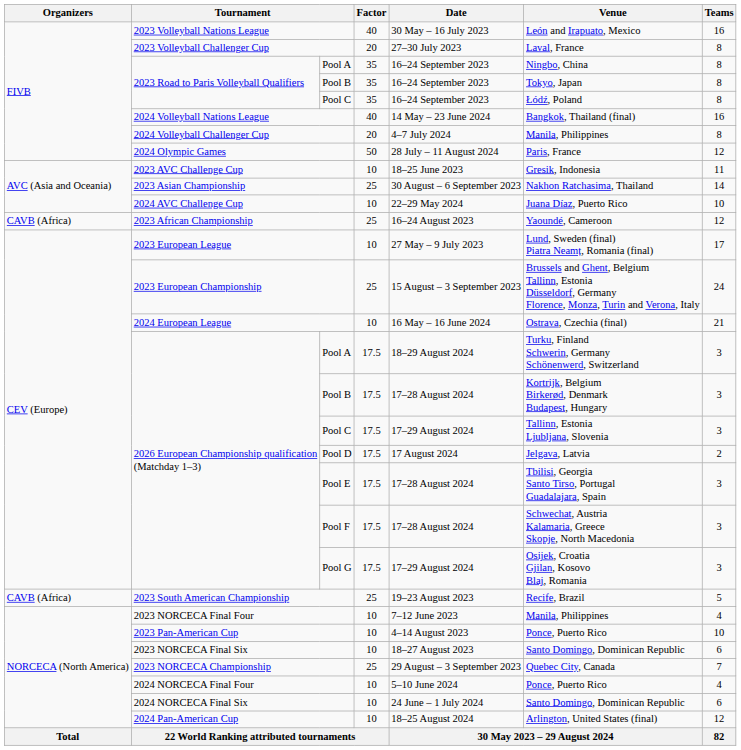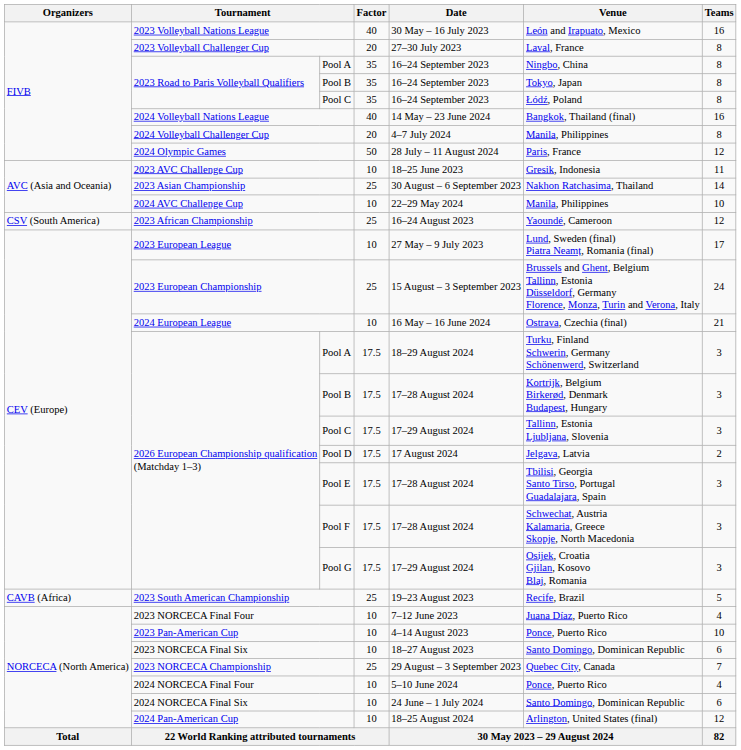(577, 204) Juana Díaz, Puerto Rico -> (567, 204) Manila, Philippines
(39, 221) CAVB (Africa) -> (53, 221) CSV (South America)
(567, 615) Manila, Philippines -> (577, 615) Juana Díaz, Puerto Rico
